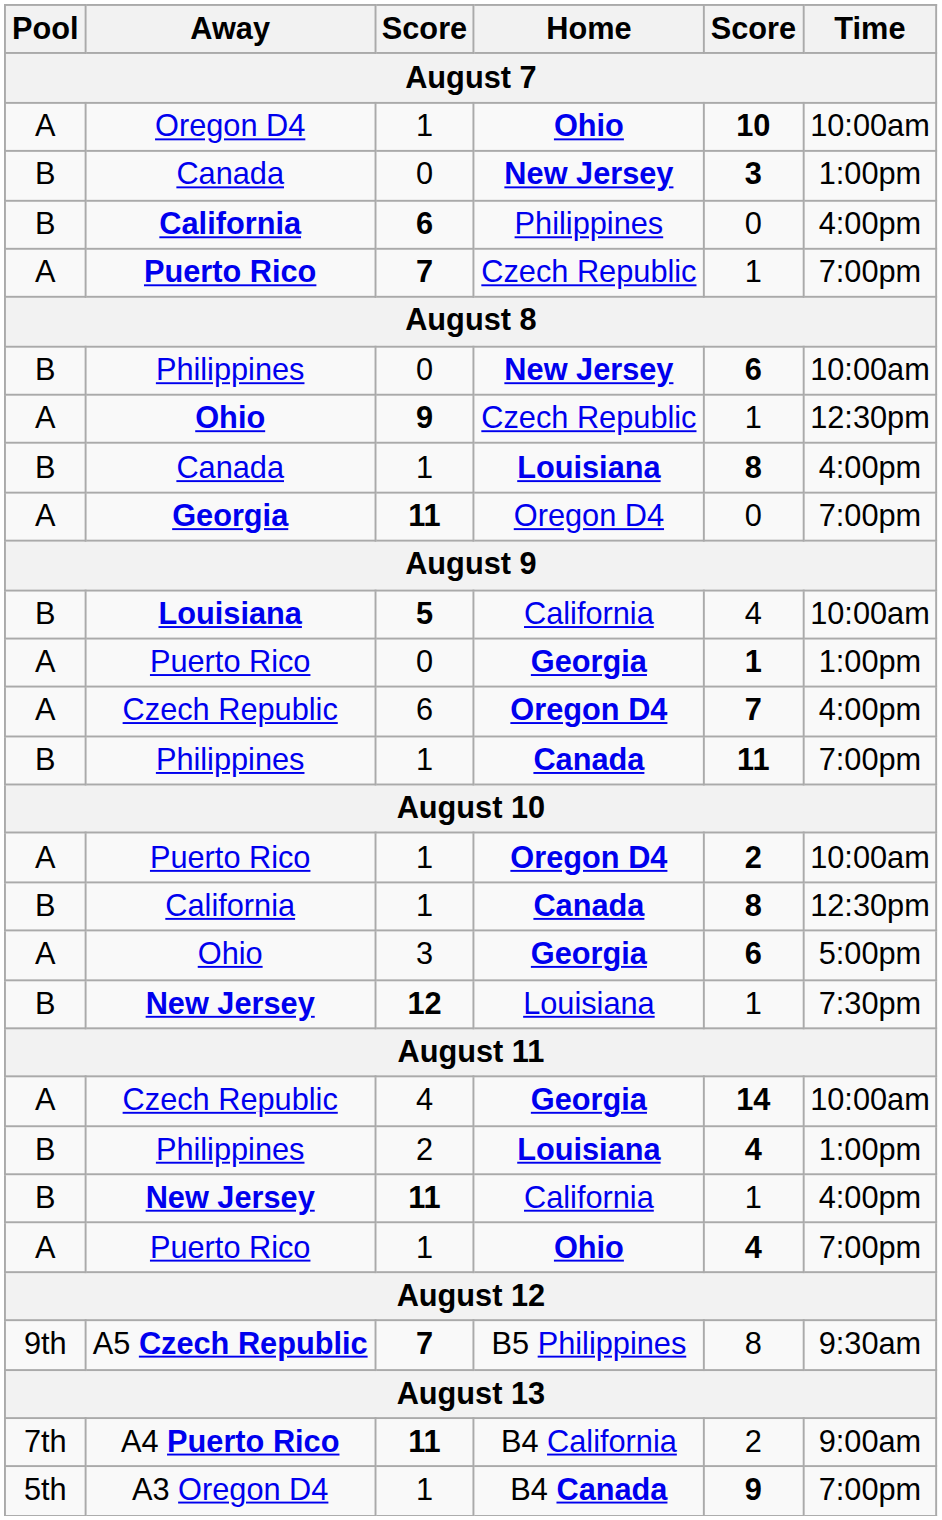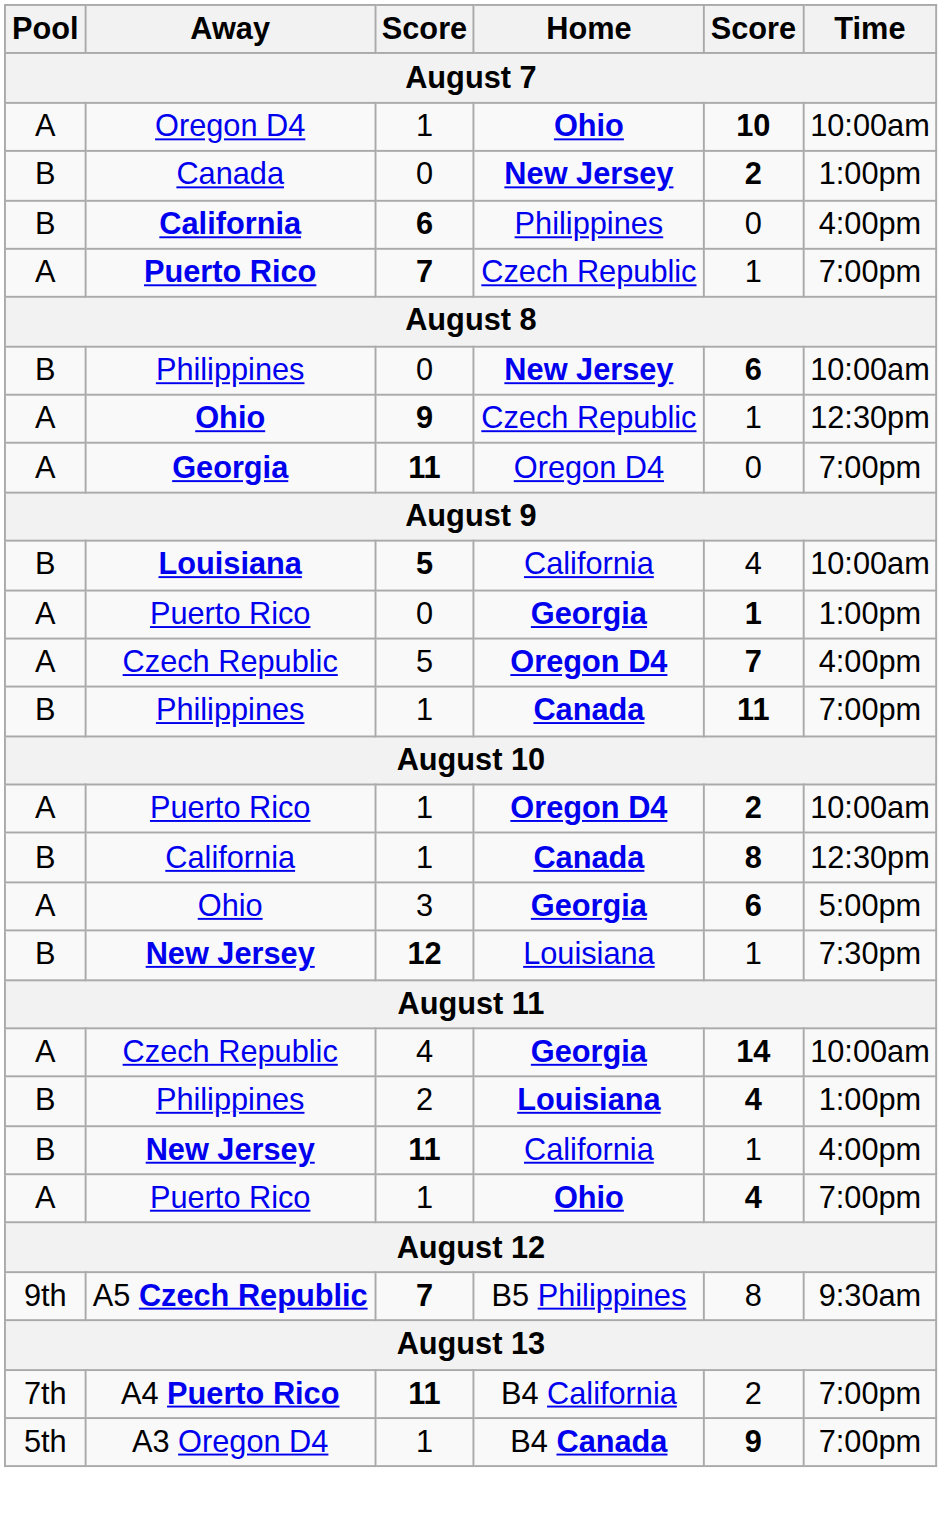(753, 175) 3 -> (753, 175) 2
- row: (230, 467)
(424, 710) 6 -> (424, 662) 5
(870, 1441) 9:00am -> (870, 1393) 7:00pm
